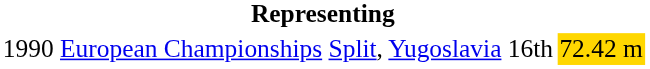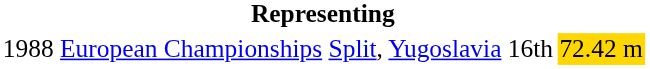(28, 48) 1990 -> (28, 48) 1988
